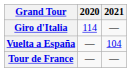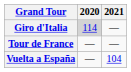(90, 28) no background -> (90, 28) lightgrey background
rows swapped: (41, 59) <-> (41, 43)
